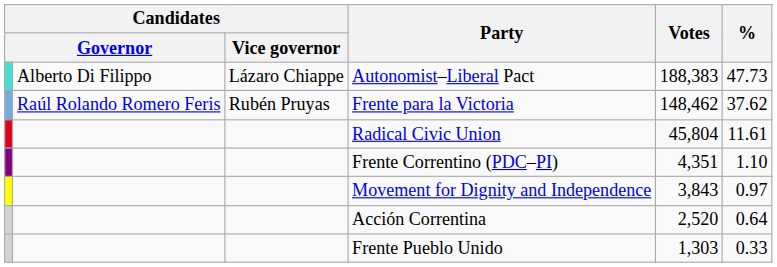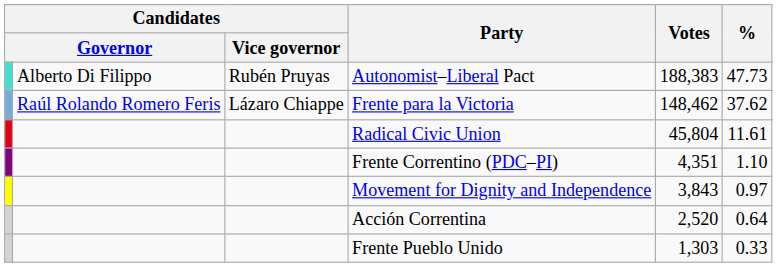(286, 76) Lázaro Chiappe -> (279, 76) Rubén Pruyas
(279, 104) Rubén Pruyas -> (286, 104) Lázaro Chiappe
